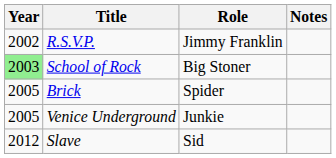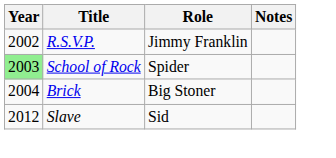(217, 66) Big Stoner -> (168, 66) Spider
(24, 91) 2005 -> (24, 91) 2004
(203, 91) Spider -> (182, 91) Big Stoner
- row: (111, 116)
